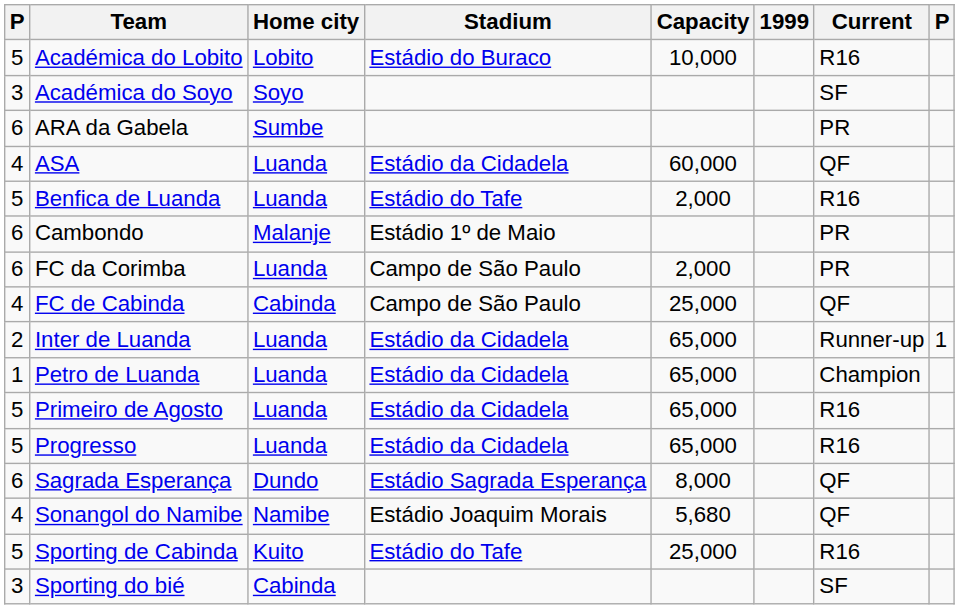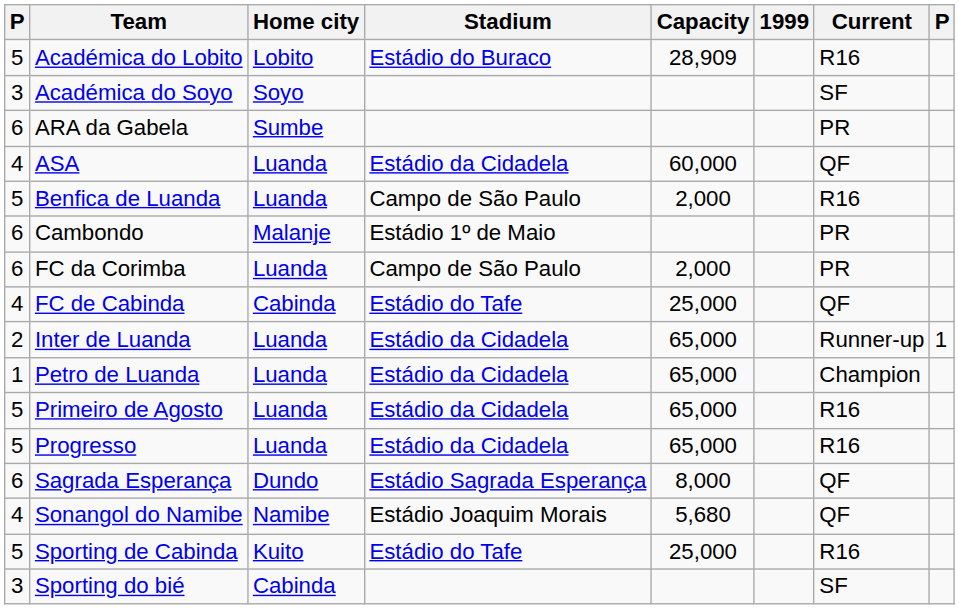(703, 57) 10,000 -> (703, 57) 28,909
(446, 198) Estádio do Tafe -> (475, 198) Campo de São Paulo
(475, 304) Campo de São Paulo -> (446, 304) Estádio do Tafe
